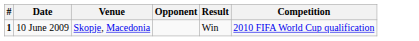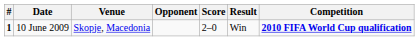+ column: (214, 12)
(304, 28) normal -> (337, 28) bold
